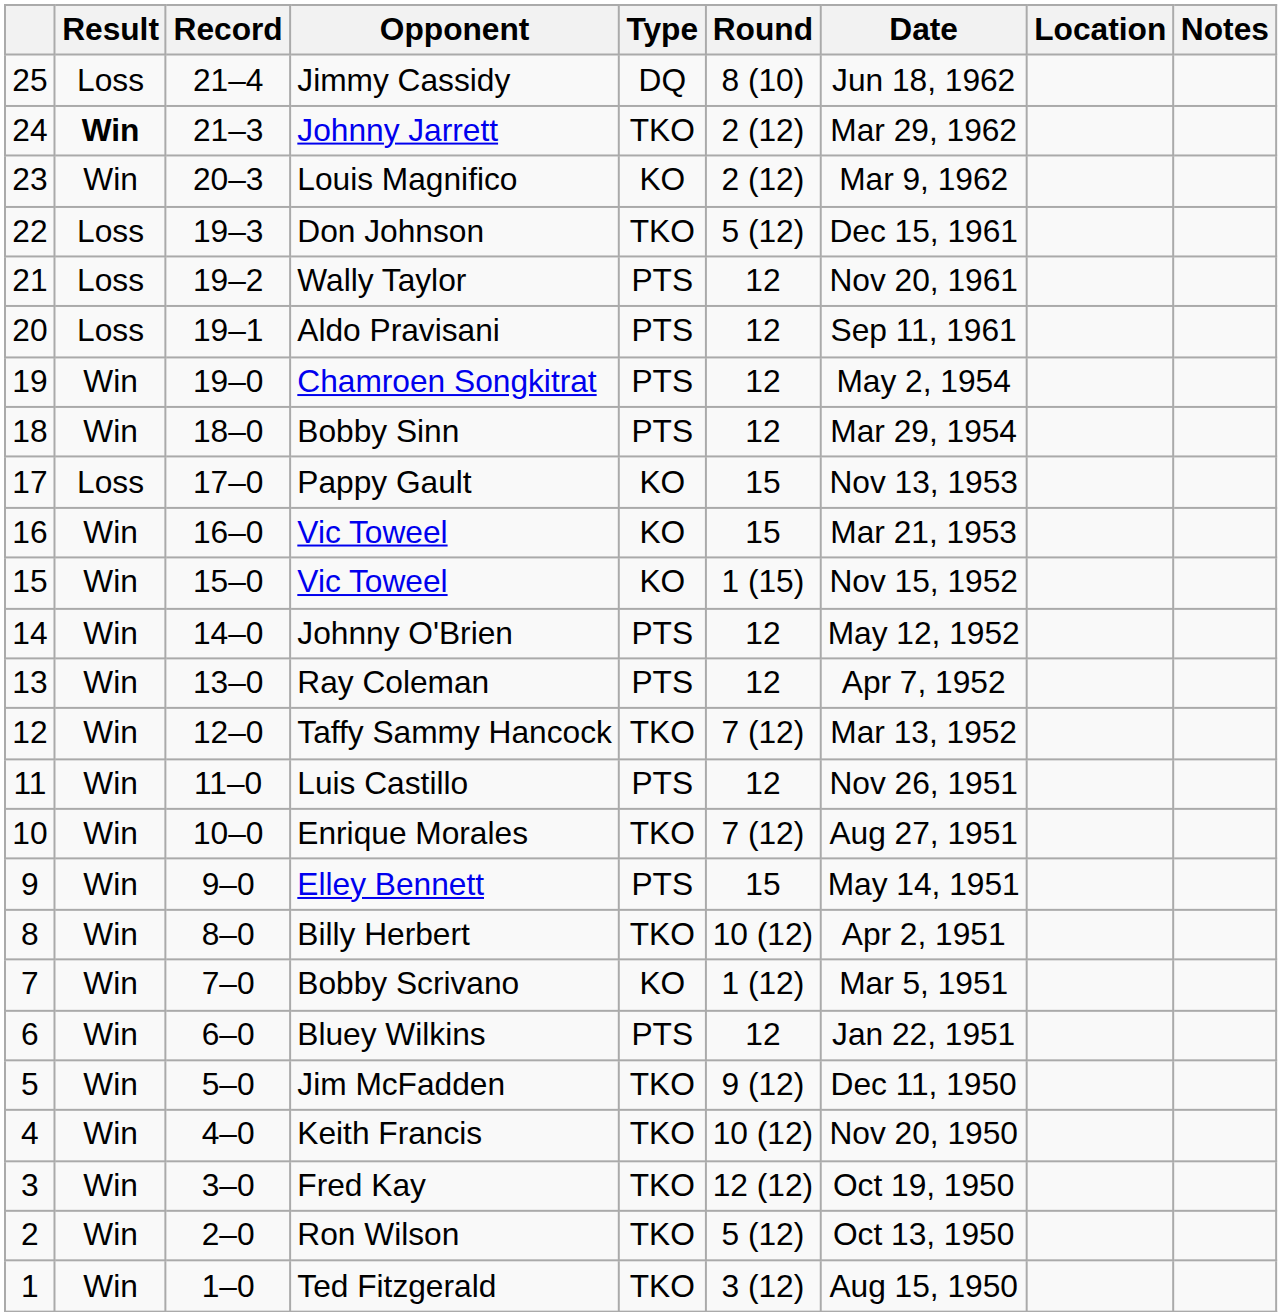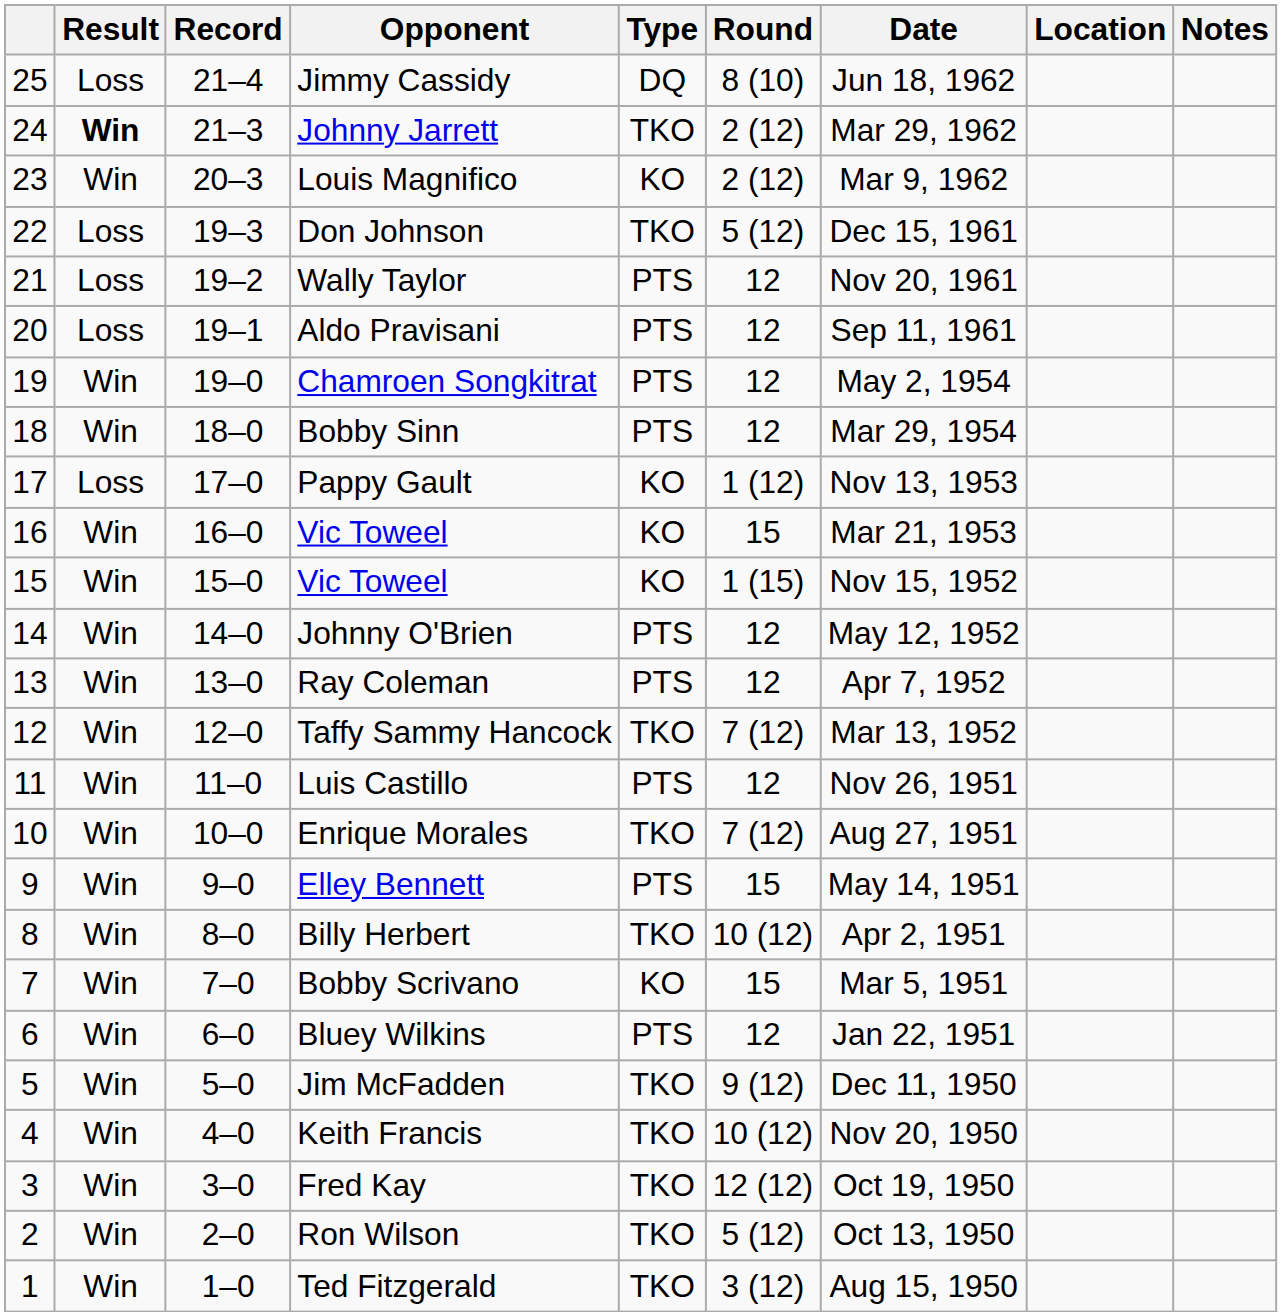(763, 481) 15 -> (763, 481) 1 (12)
(763, 984) 1 (12) -> (763, 984) 15
